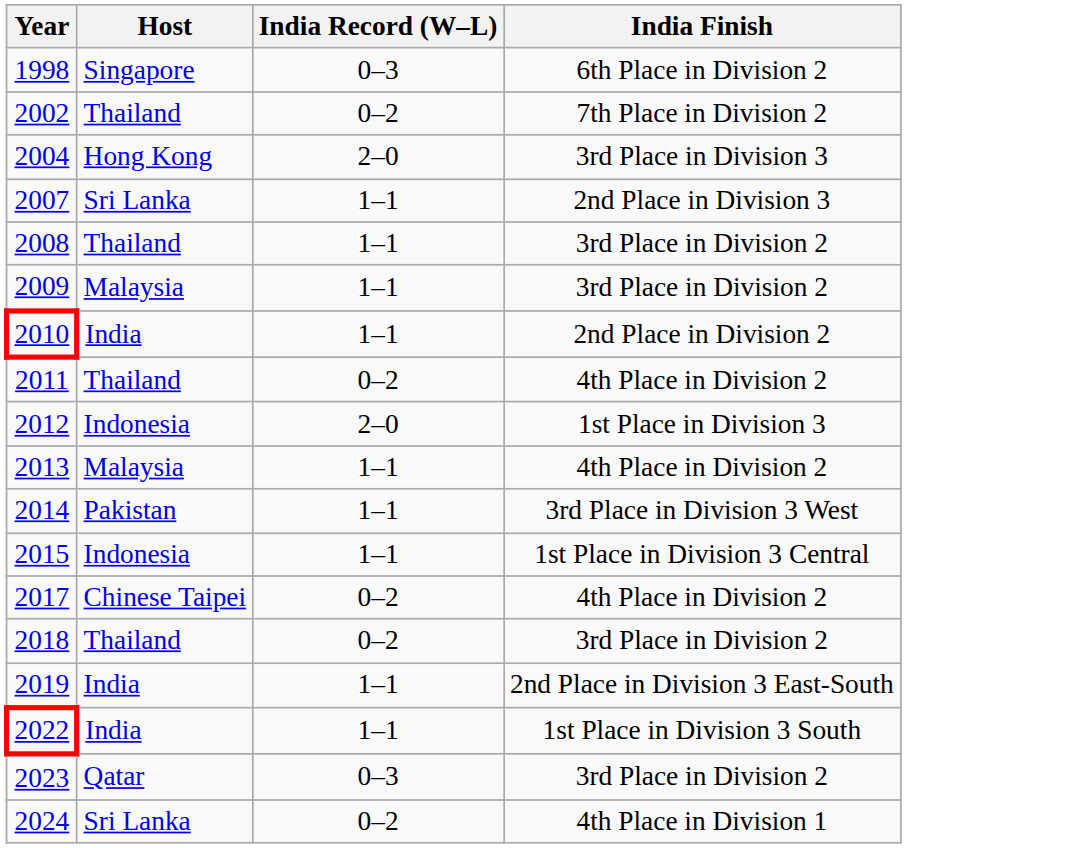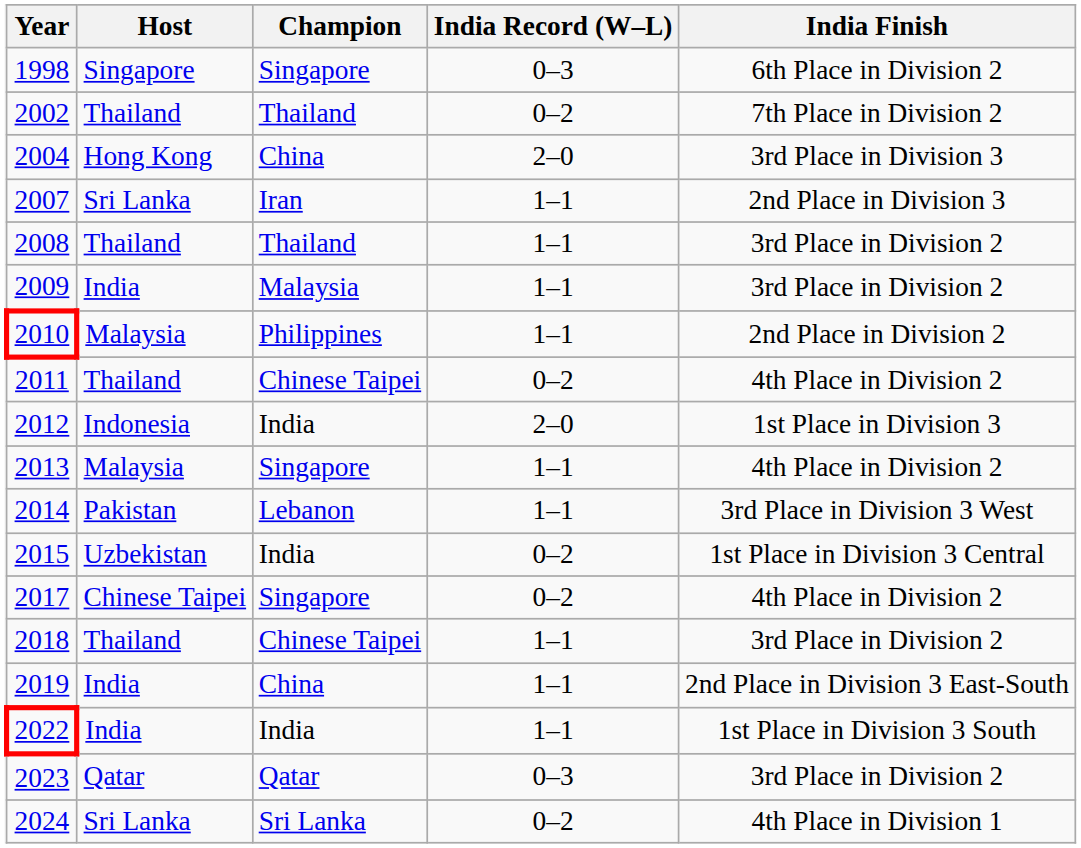+ column: (340, 26)
(134, 287) Malaysia -> (112, 287) India
(113, 333) India -> (135, 333) Malaysia
(137, 553) Indonesia -> (145, 553) Uzbekistan
(378, 553) 1–1 -> (553, 553) 0–2
(378, 640) 0–2 -> (553, 640) 1–1
